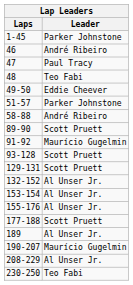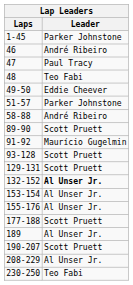(73, 182) normal -> (73, 182) bold
(85, 247) Maurício Gugelmin -> (73, 247) Scott Pruett
